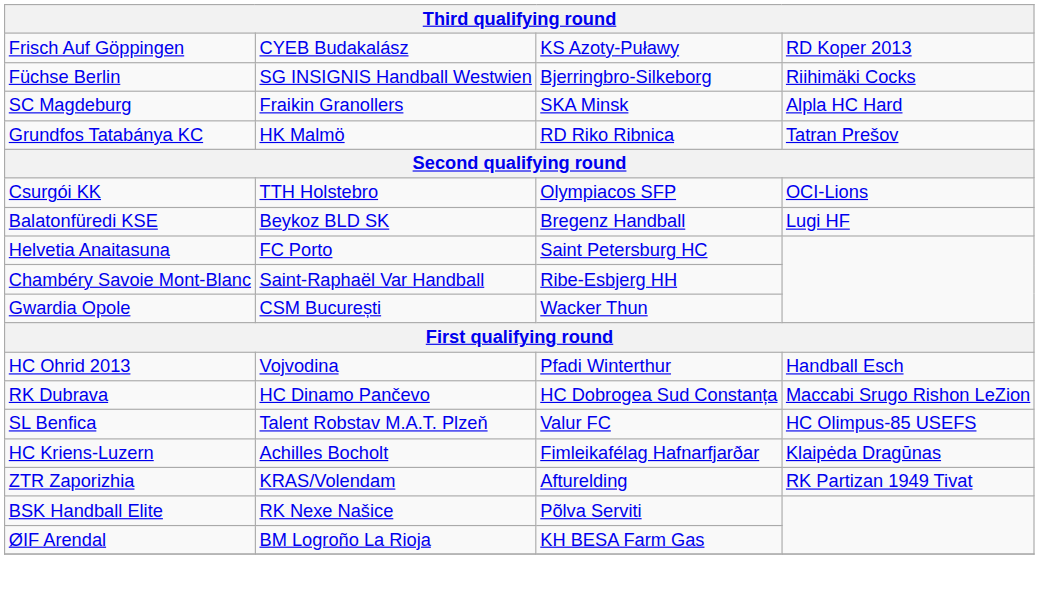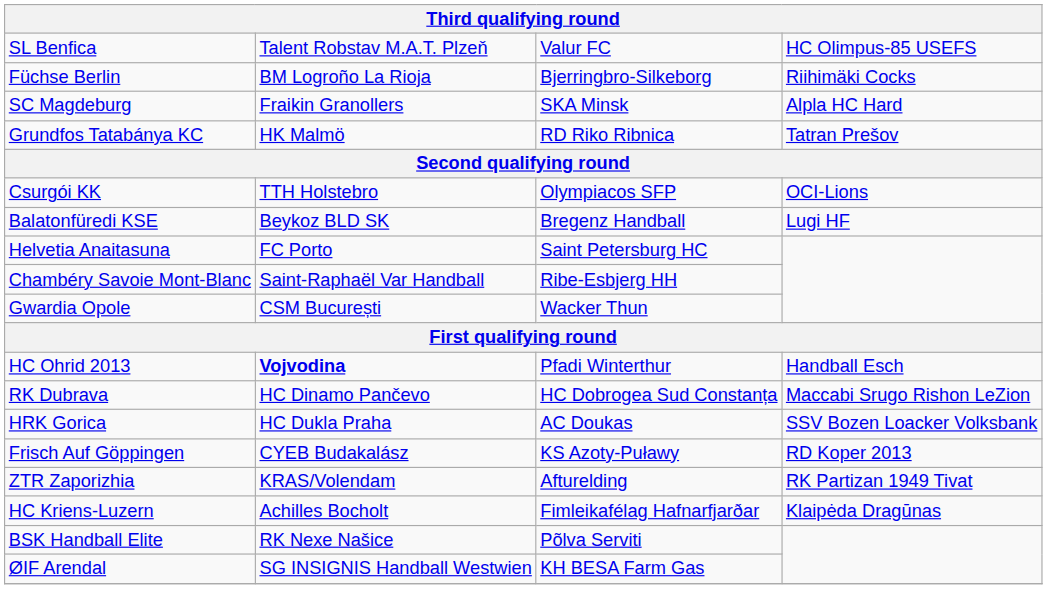rows swapped: (96, 47) <-> (53, 423)
(396, 76) SG INSIGNIS Handball Westwien -> (345, 76) BM Logroño La Rioja
(299, 366) normal -> (302, 366) bold
+ row: (57, 423)
rows swapped: (81, 452) <-> (72, 481)
(345, 539) BM Logroño La Rioja -> (396, 568) SG INSIGNIS Handball Westwien
